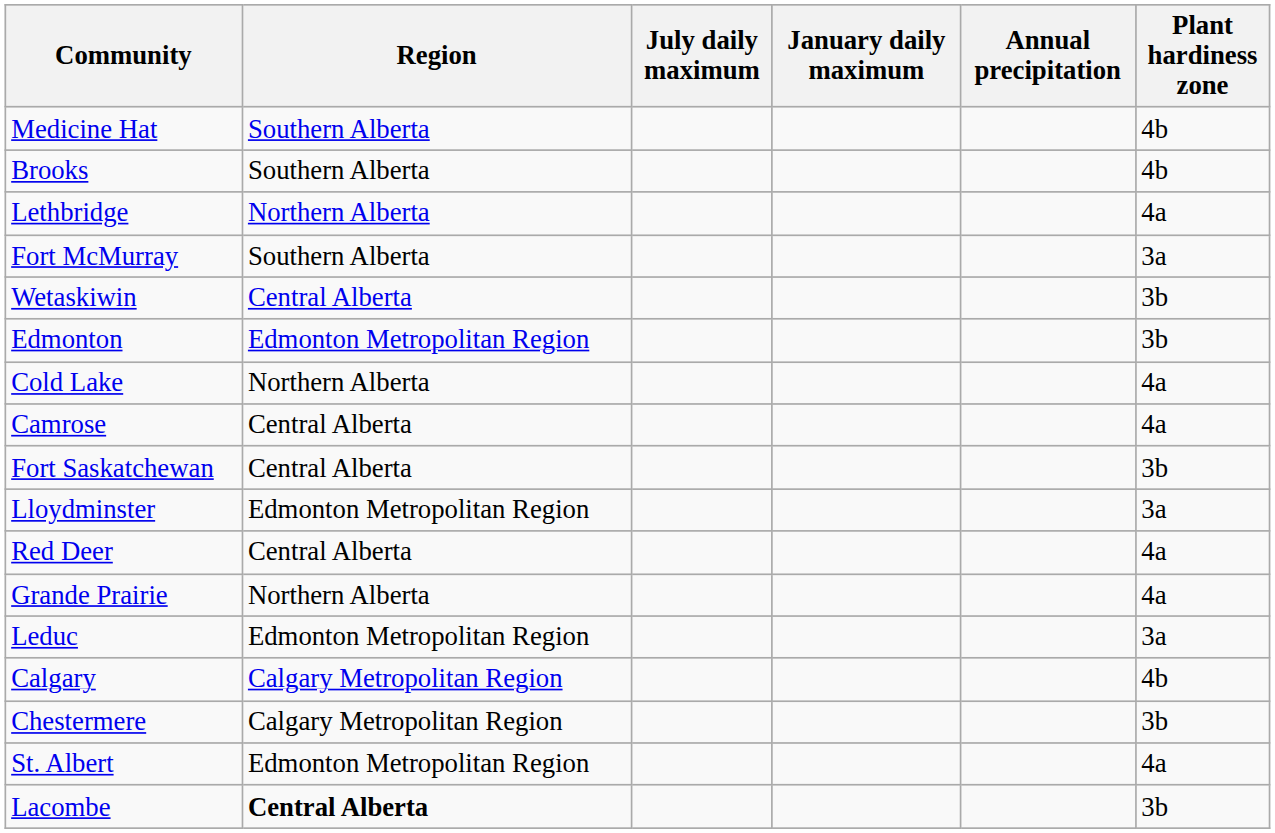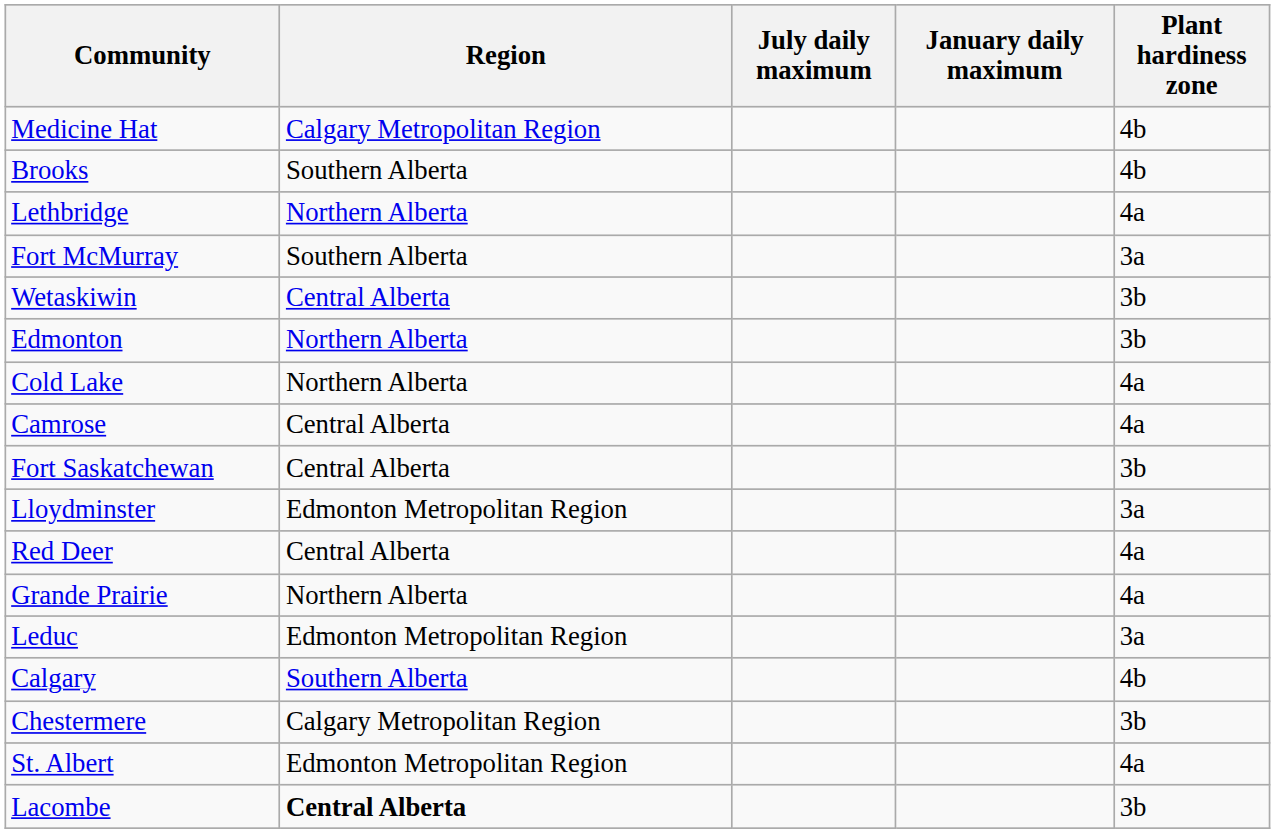- column: (1048, 55)
(339, 128) Southern Alberta -> (443, 128) Calgary Metropolitan Region
(419, 340) Edmonton Metropolitan Region -> (377, 340) Northern Alberta
(405, 679) Calgary Metropolitan Region -> (377, 679) Southern Alberta
